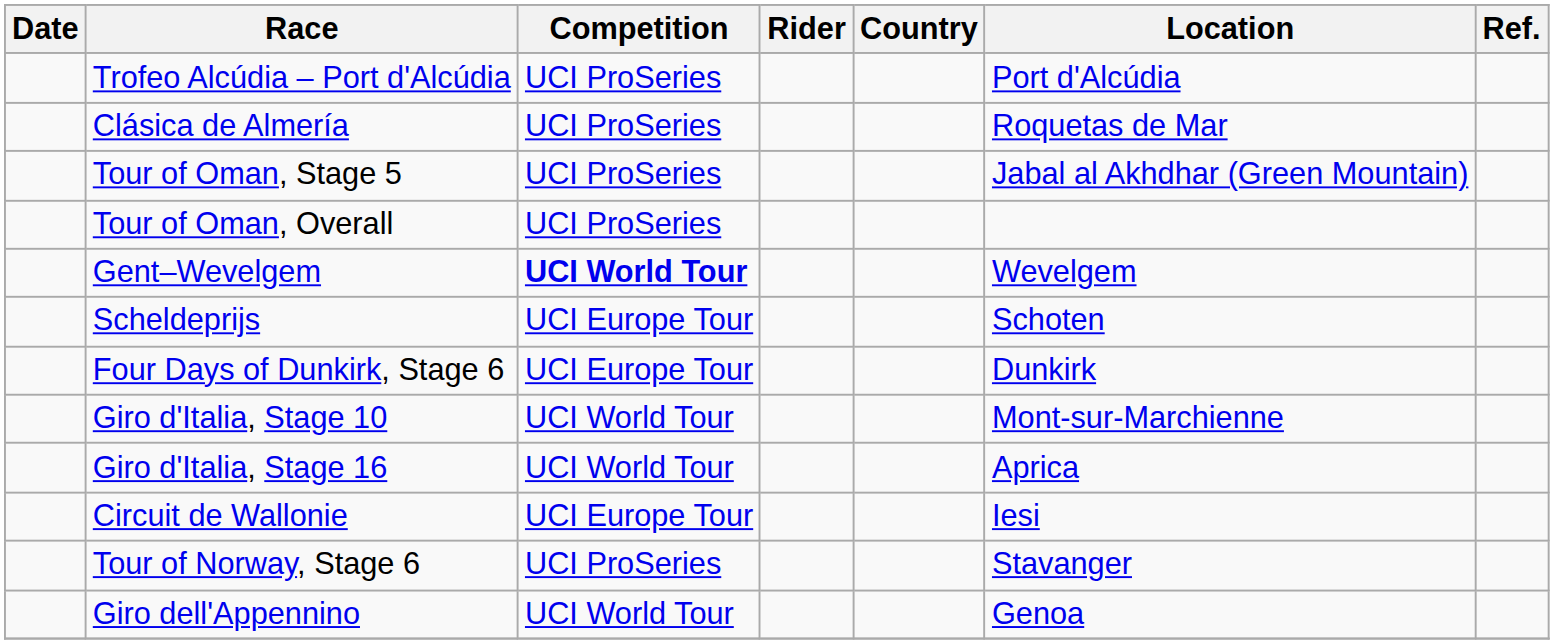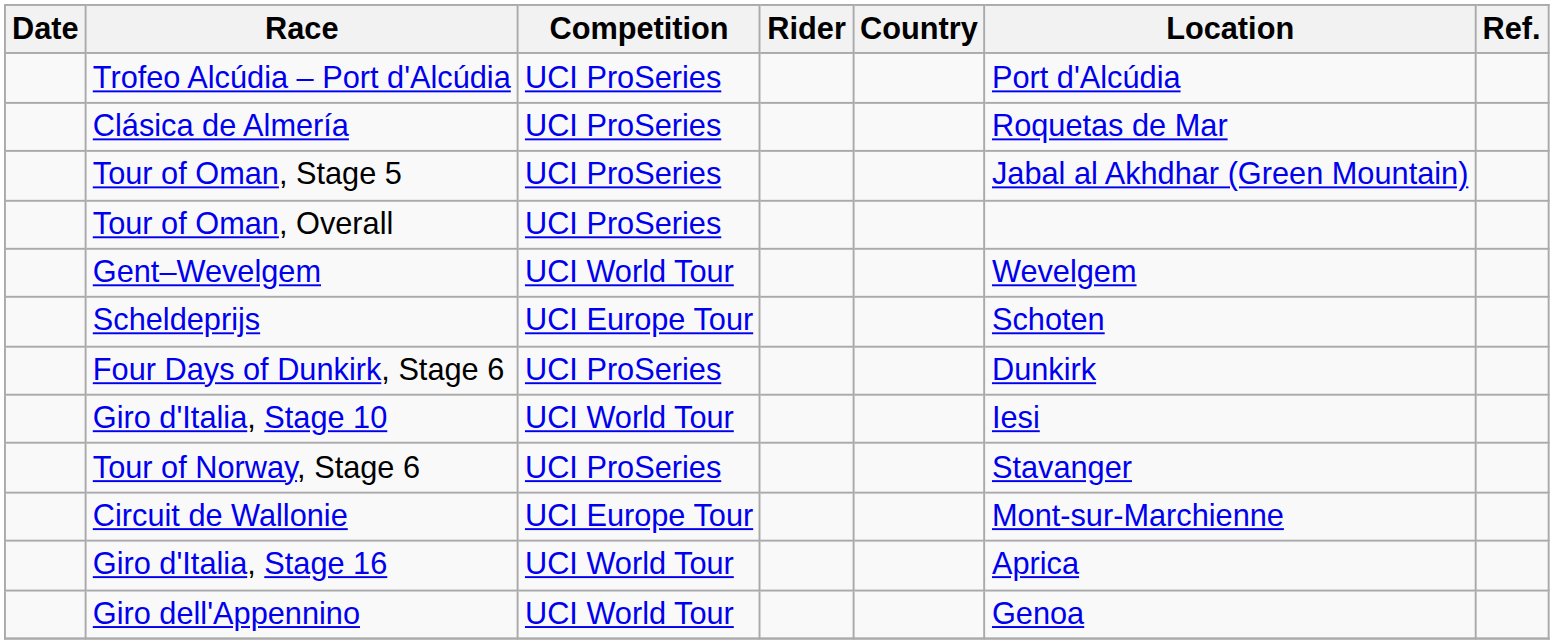(636, 272) bold -> (629, 272) normal
(639, 369) UCI Europe Tour -> (623, 369) UCI ProSeries
(1138, 418) Mont-sur-Marchienne -> (1016, 418) Iesi
rows swapped: (240, 467) <-> (256, 564)
(1016, 516) Iesi -> (1138, 516) Mont-sur-Marchienne
